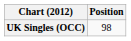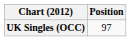(107, 28) 98 -> (107, 28) 97
